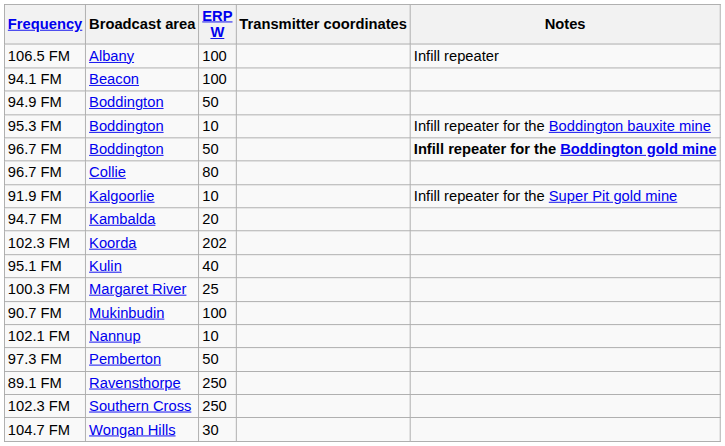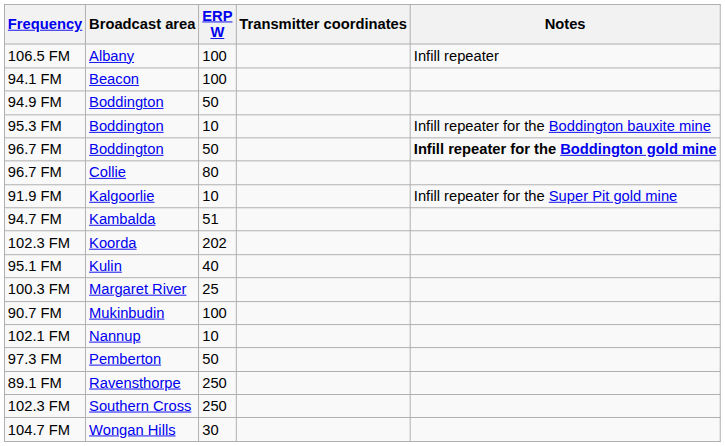(210, 219) 20 -> (210, 219) 51
